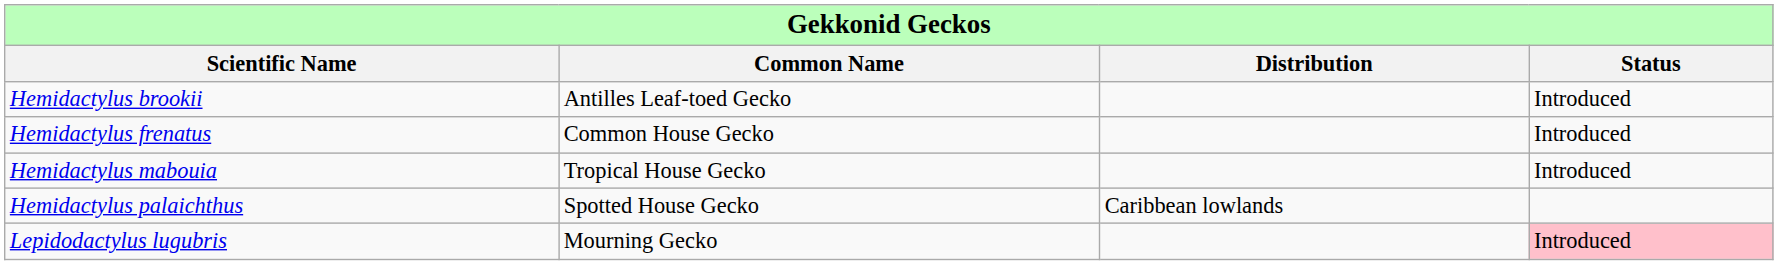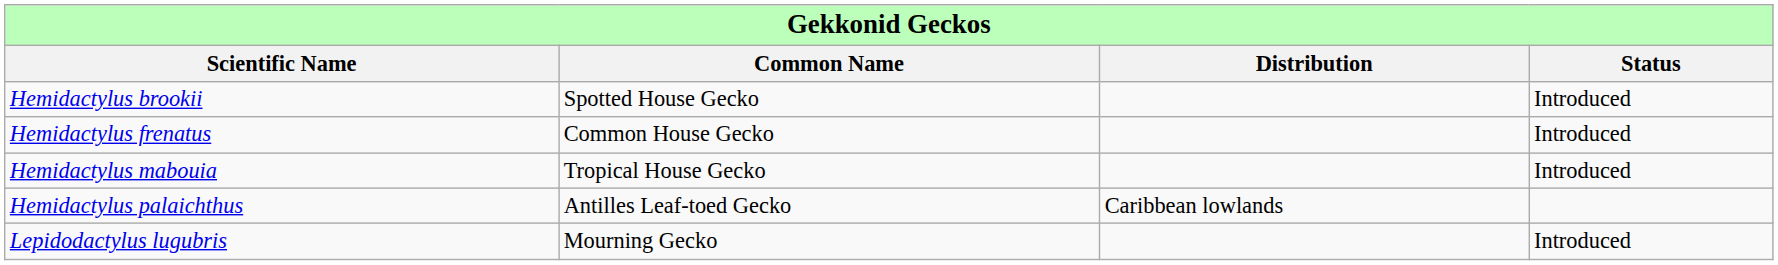(677, 98) Antilles Leaf-toed Gecko -> (661, 98) Spotted House Gecko
(661, 205) Spotted House Gecko -> (677, 205) Antilles Leaf-toed Gecko
(1582, 241) pink background -> (1582, 241) no background
